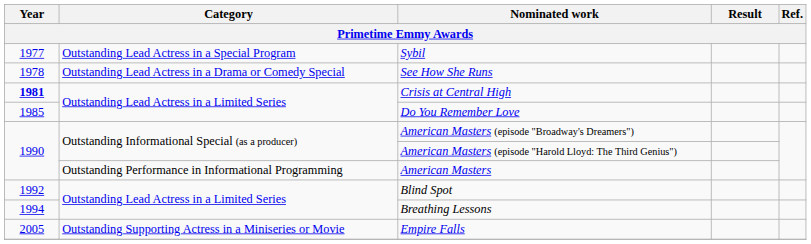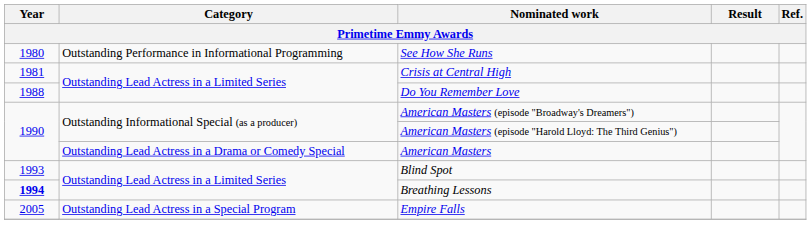- row: (413, 53)
(32, 72) 1978 -> (32, 53) 1980
(203, 72) Outstanding Lead Actress in a Drama or Comedy Special -> (202, 53) Outstanding Performance in Informational Programming
(32, 92) bold -> (32, 72) normal
(32, 111) 1985 -> (32, 92) 1988
(202, 170) Outstanding Performance in Informational Programming -> (203, 151) Outstanding Lead Actress in a Drama or Comedy Special
(32, 190) 1992 -> (32, 170) 1993
(32, 209) normal -> (32, 190) bold
(203, 229) Outstanding Supporting Actress in a Miniseries or Movie -> (179, 209) Outstanding Lead Actress in a Special Program
